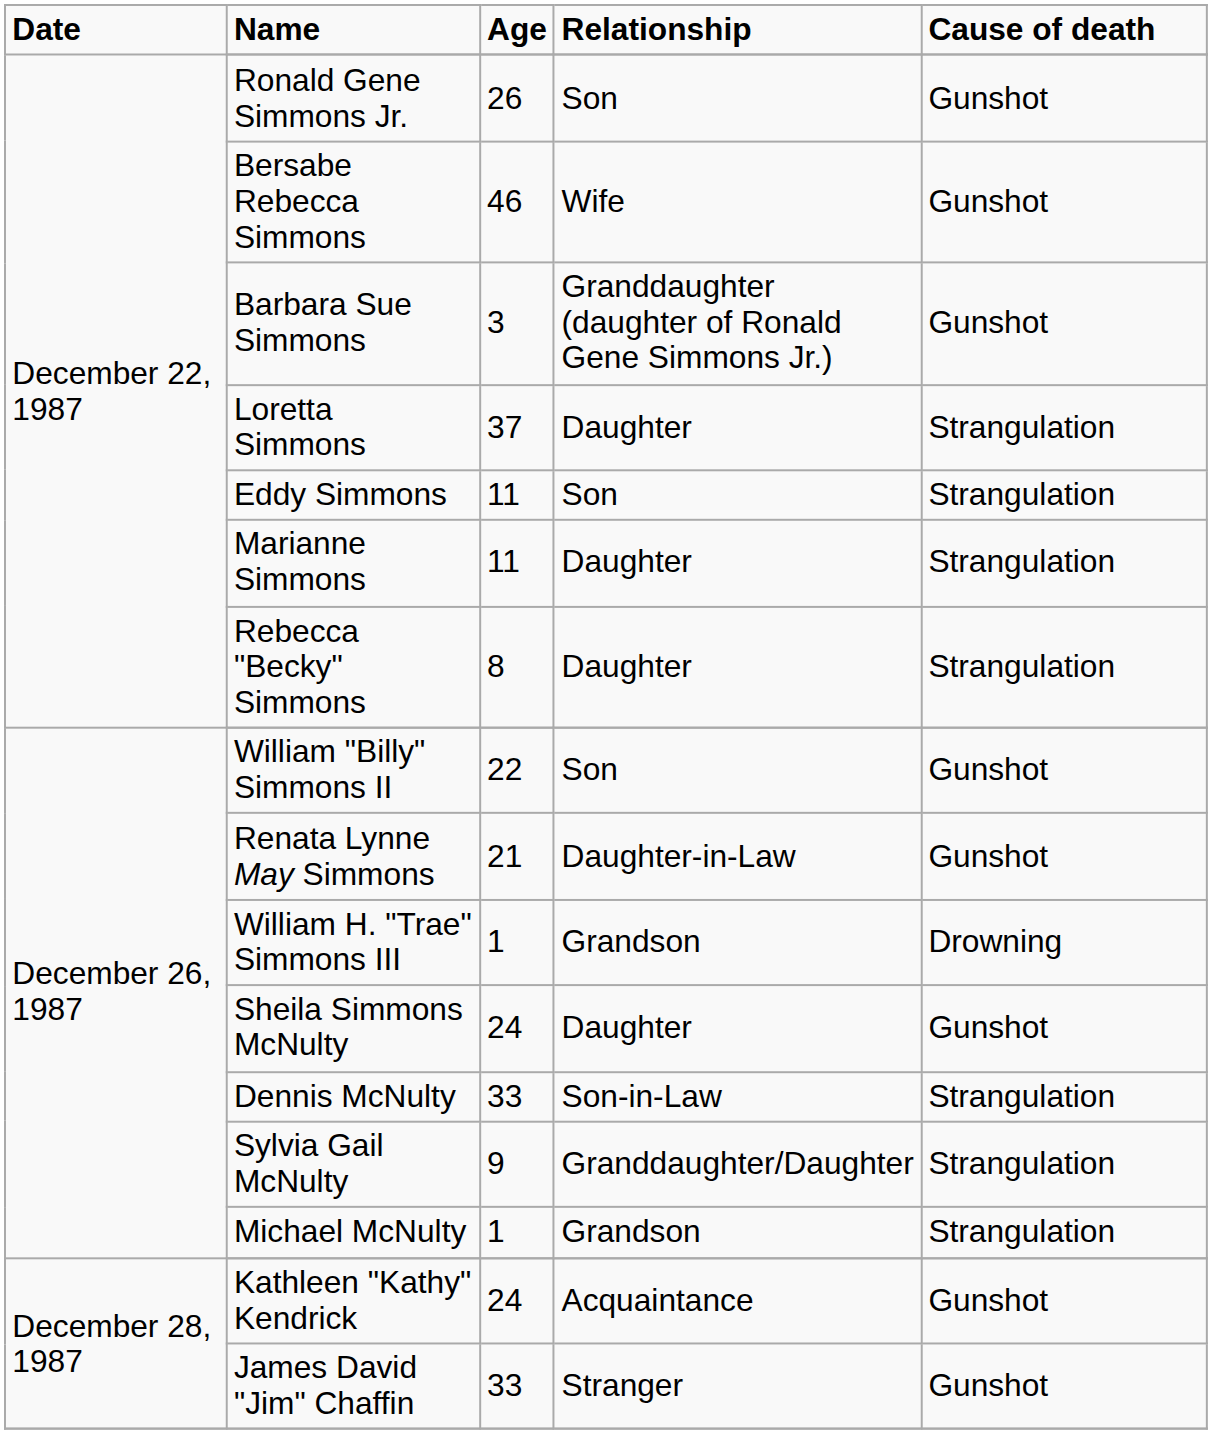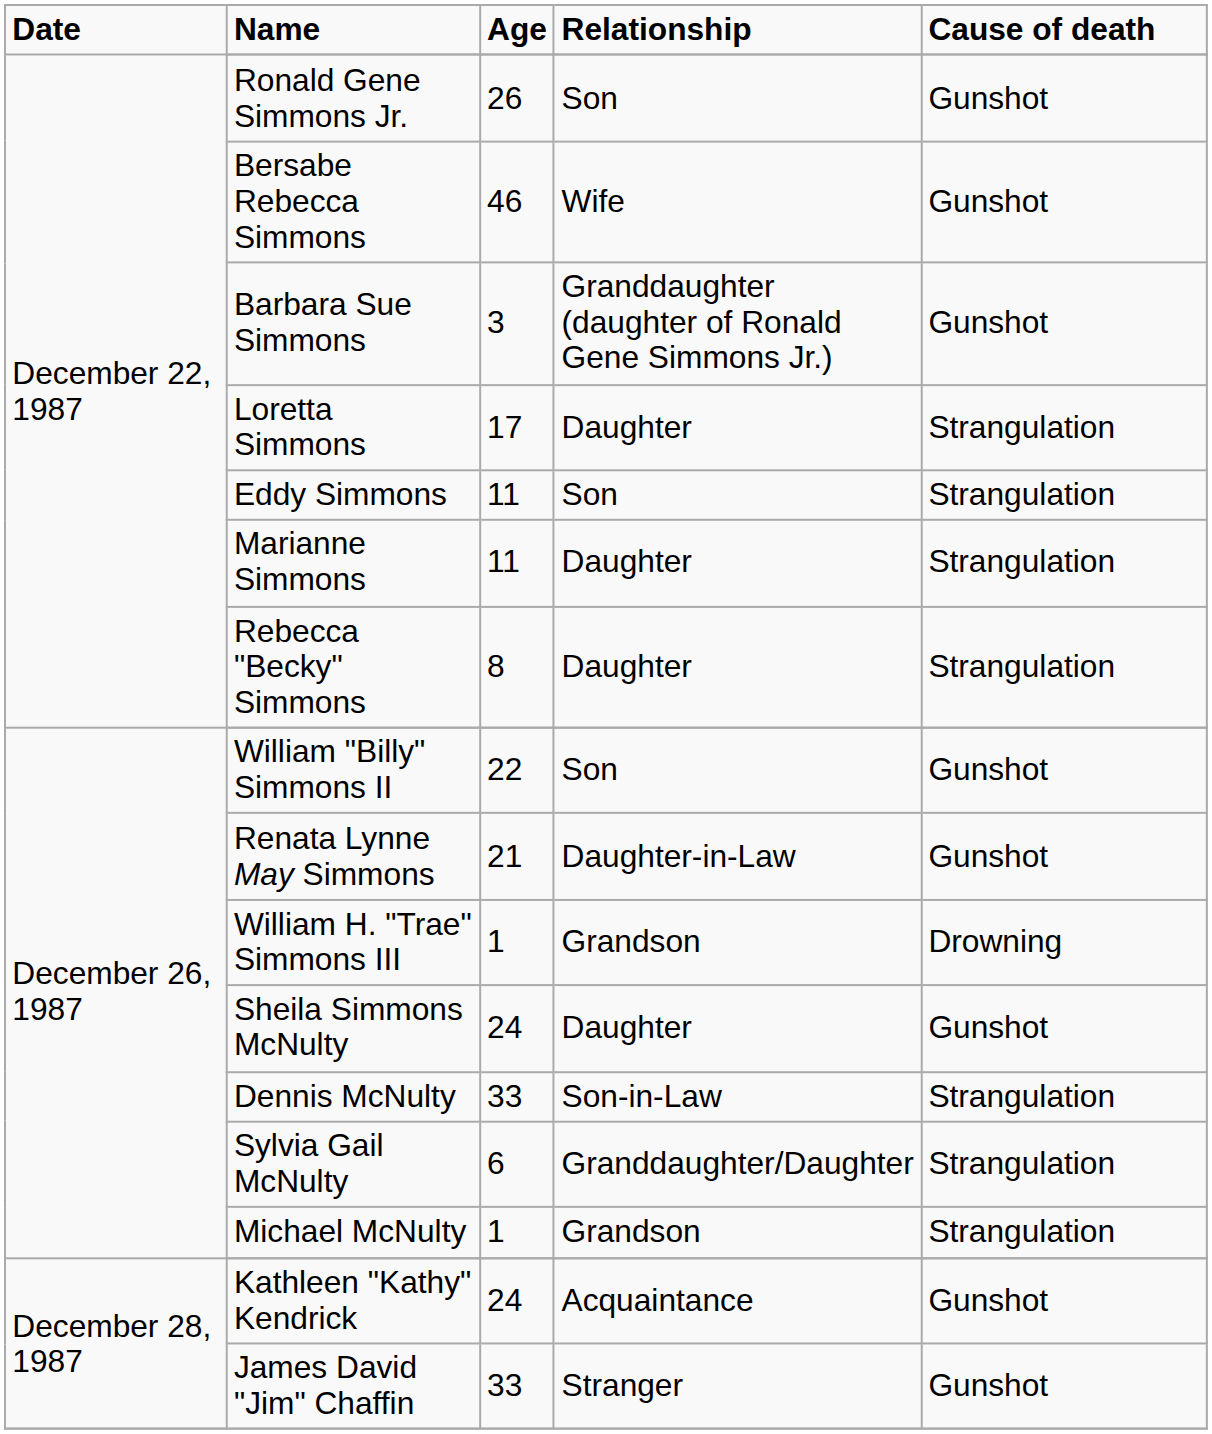(505, 426) 37 -> (505, 426) 17
(496, 1163) 9 -> (496, 1163) 6
